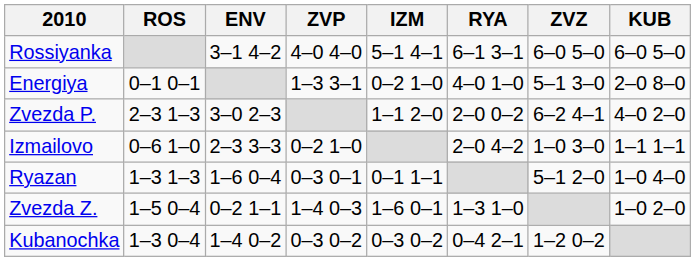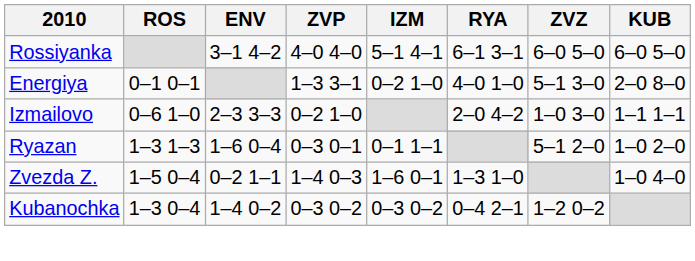- row: (53, 114)
(650, 177) 1–0 4–0 -> (650, 146) 1–0 2–0
(650, 209) 1–0 2–0 -> (650, 177) 1–0 4–0
